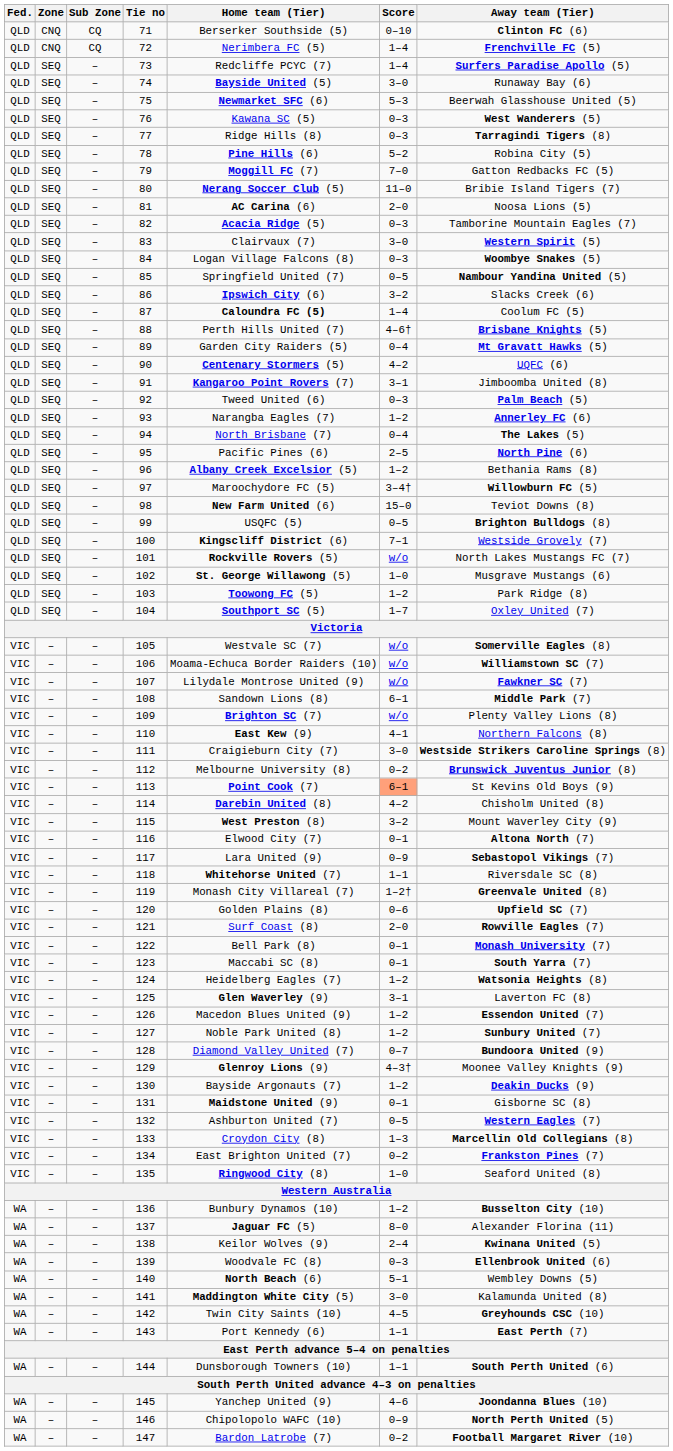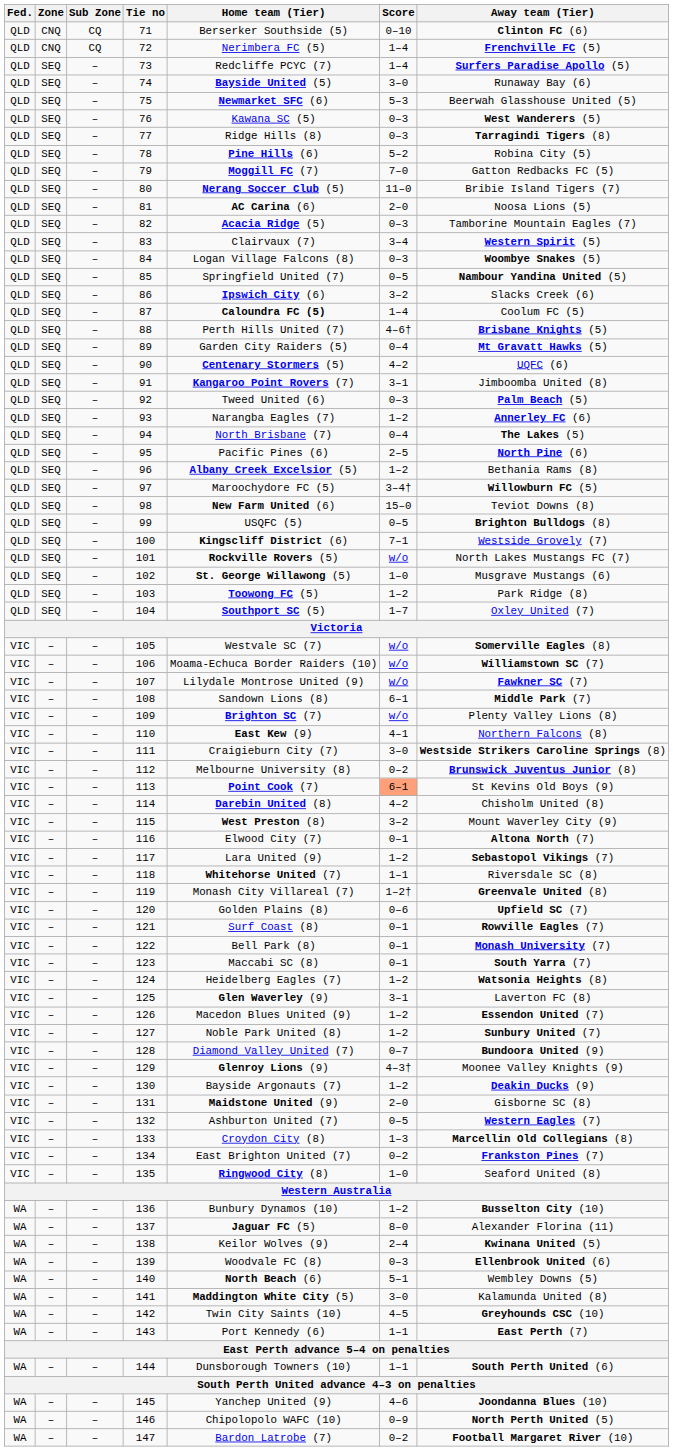(399, 242) 3–0 -> (399, 242) 3–4
(399, 857) 0–9 -> (399, 857) 1–2
(399, 928) 2–0 -> (399, 928) 0–1
(399, 1104) 0–1 -> (399, 1104) 2–0
